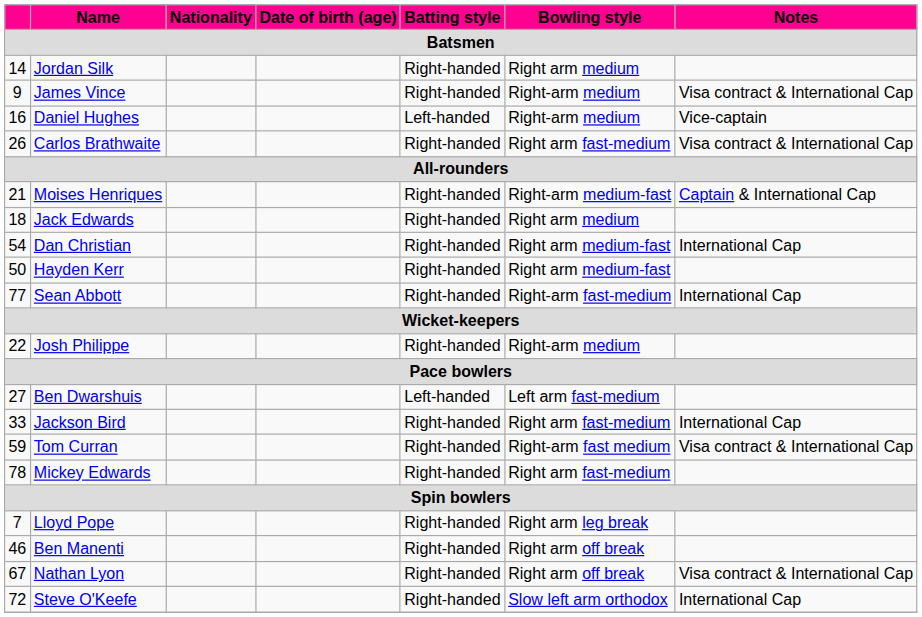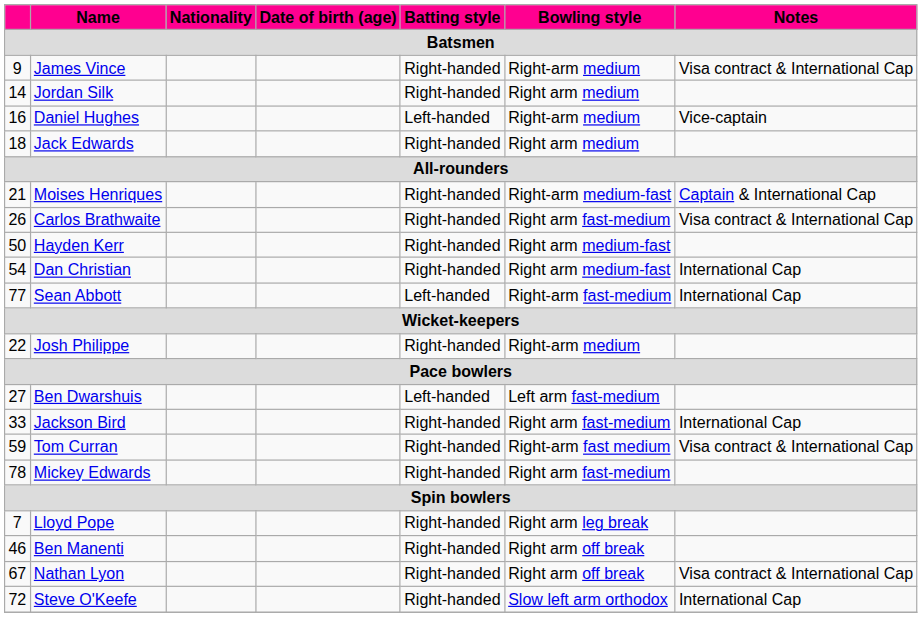rows swapped: (80, 93) <-> (74, 67)
rows swapped: (84, 219) <-> (97, 143)
rows swapped: (79, 270) <-> (82, 244)
(452, 295) Right-handed -> (447, 295) Left-handed
